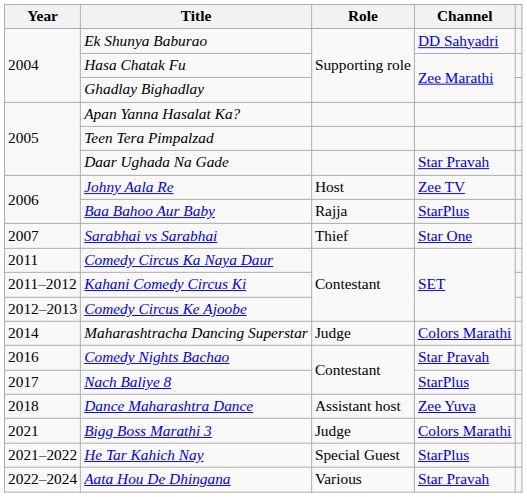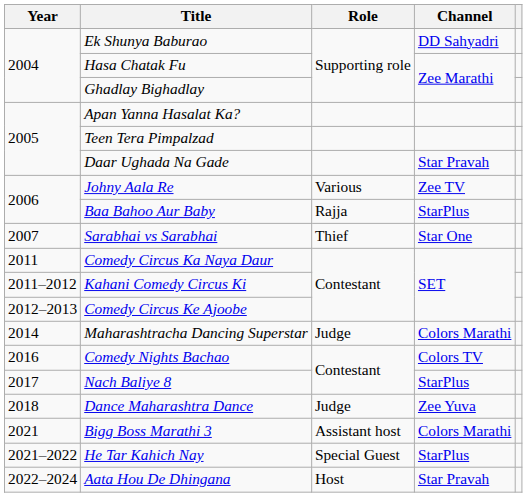(329, 187) Host -> (338, 187) Various
(454, 357) Star Pravah -> (450, 357) Colors TV
(358, 406) Assistant host -> (333, 406) Judge
(333, 430) Judge -> (358, 430) Assistant host
(338, 479) Various -> (329, 479) Host
